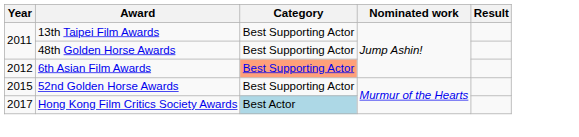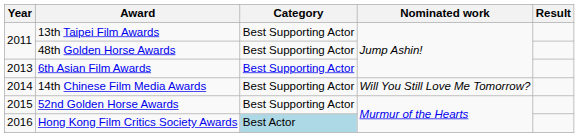(20, 68) 2012 -> (20, 68) 2013
(299, 68) lightsalmon background -> (299, 68) no background
+ row: (122, 86)
(20, 104) 2017 -> (20, 123) 2016
